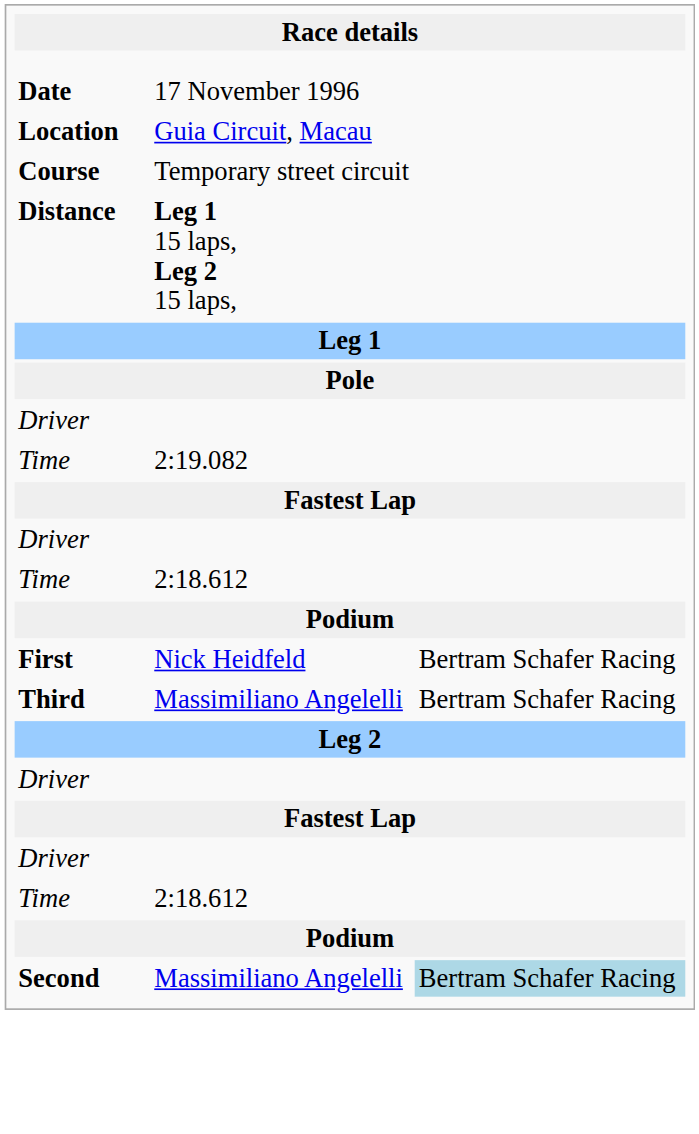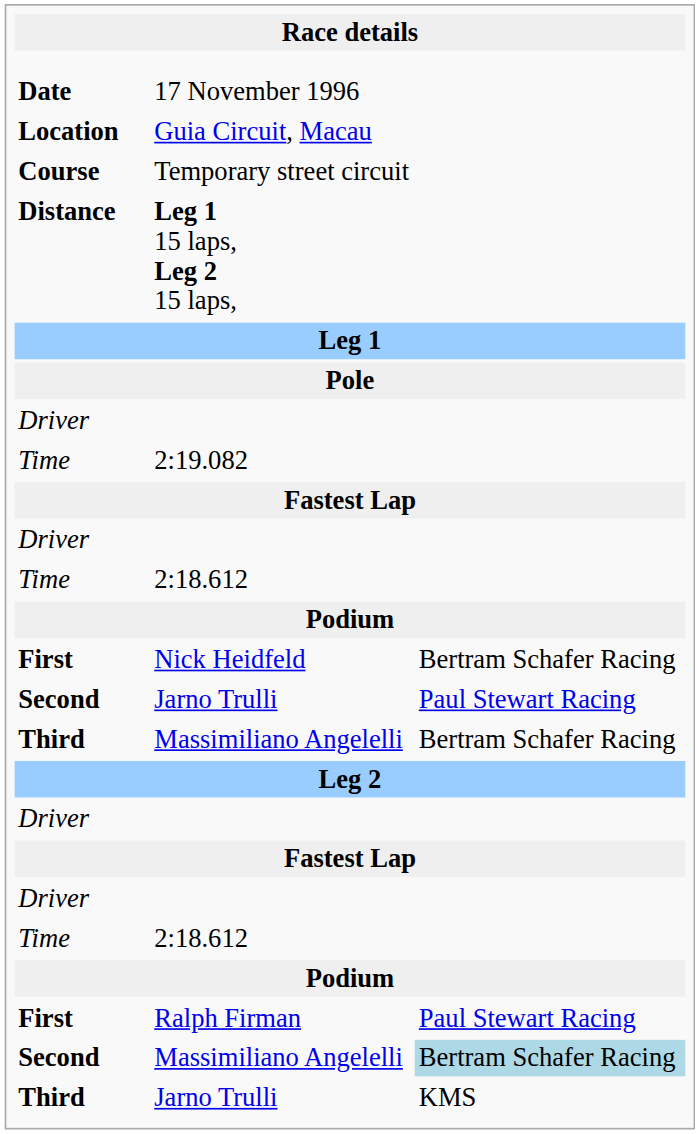+ row: (59, 699)
+ row: (46, 1018)
+ row: (51, 1097)
